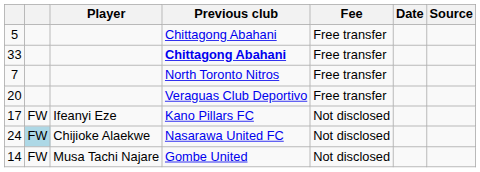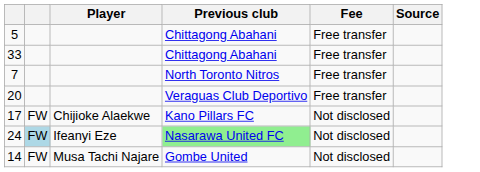- column: (410, 14)
(226, 55) bold -> (221, 55) normal
(85, 116) Ifeanyi Eze -> (102, 116) Chijioke Alaekwe
(102, 136) Chijioke Alaekwe -> (85, 136) Ifeanyi Eze
(224, 136) no background -> (224, 136) lightgreen background
